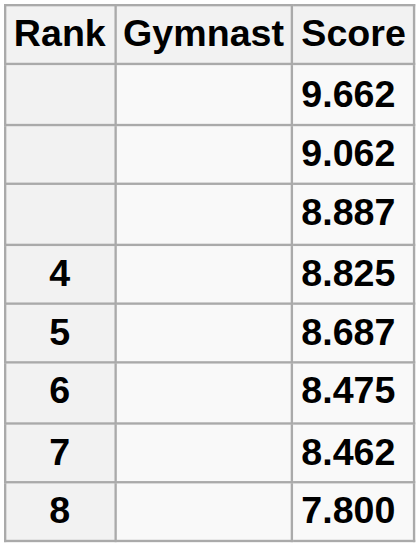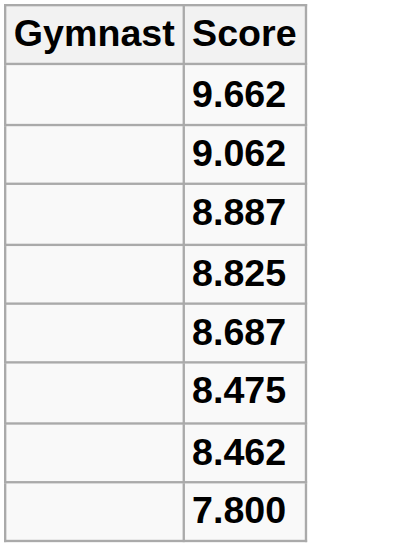- column: (60, 34)
